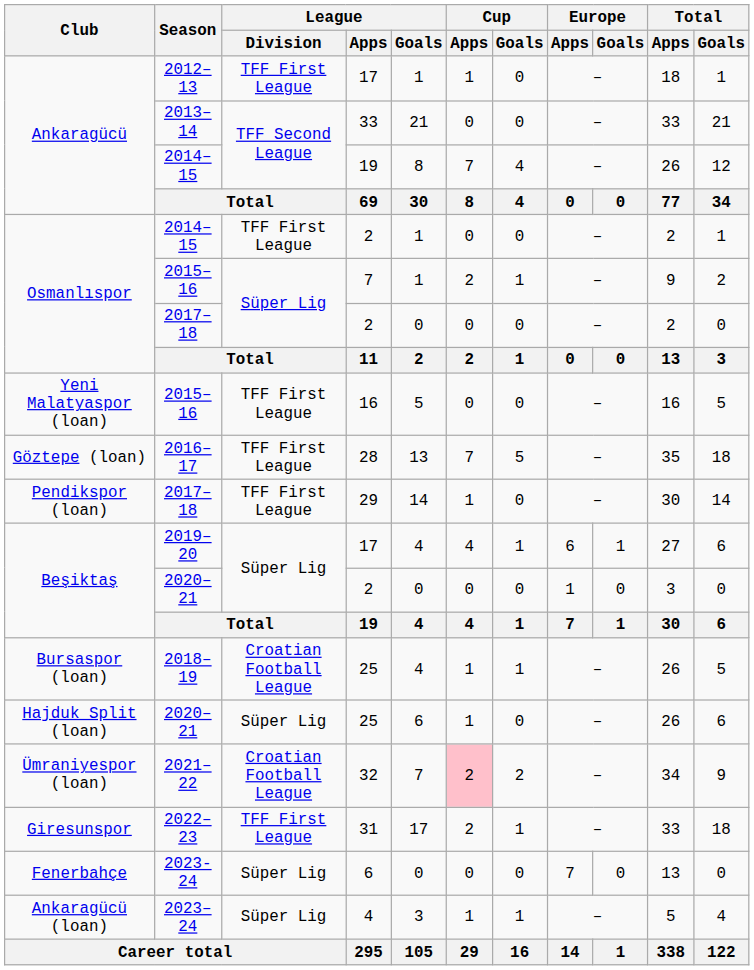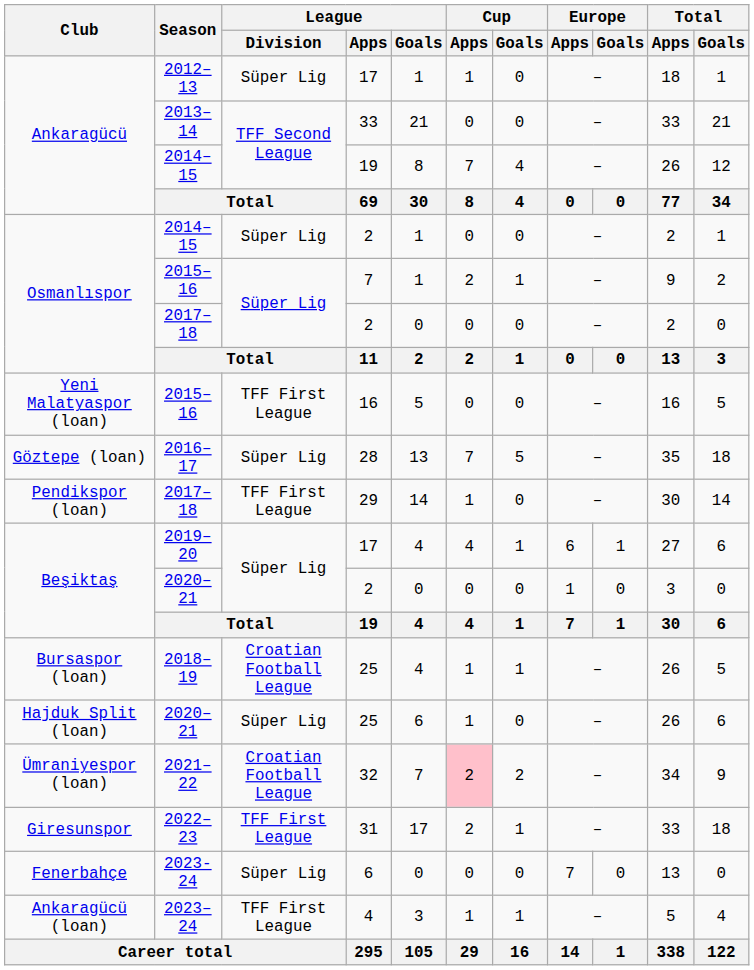(284, 78) TFF First League -> (284, 78) Süper Lig
(284, 237) TFF First League -> (284, 237) Süper Lig
(284, 457) TFF First League -> (284, 457) Süper Lig
(284, 917) Süper Lig -> (284, 917) TFF First League
